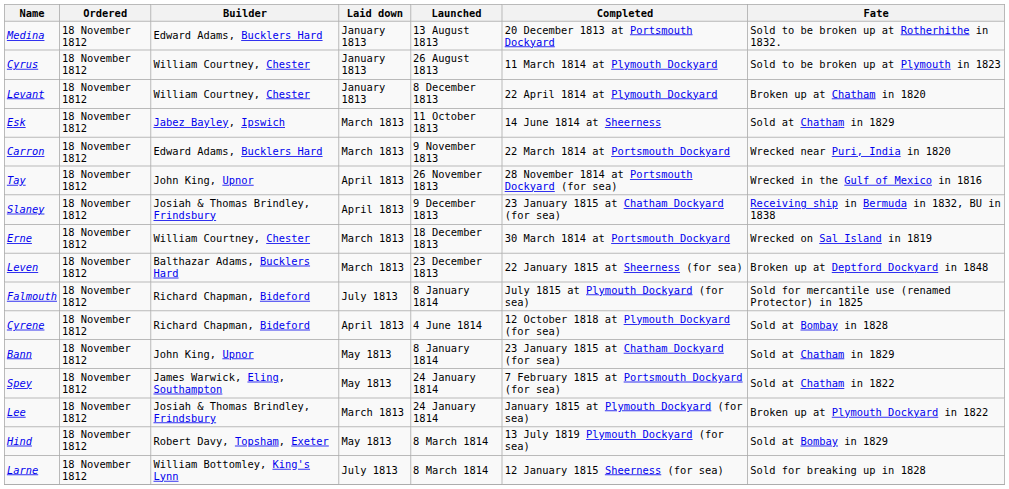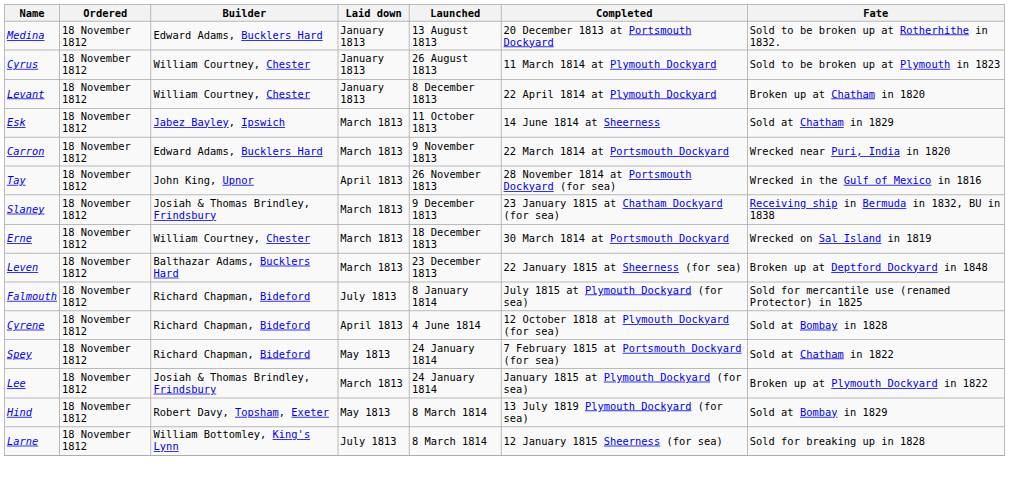(373, 210) April 1813 -> (372, 210) March 1813
- row: (19, 354)
(219, 383) James Warwick, Eling, Southampton -> (232, 354) Richard Chapman, Bideford
